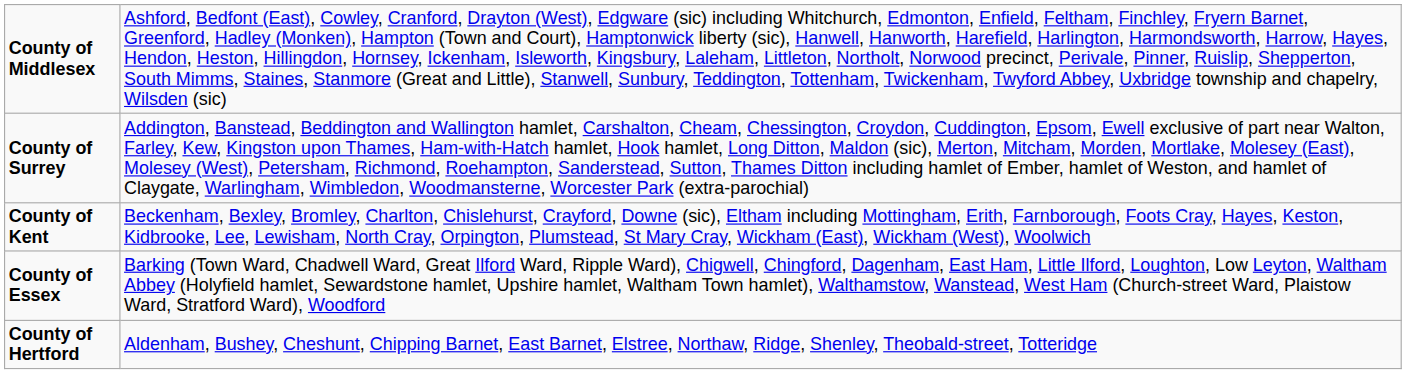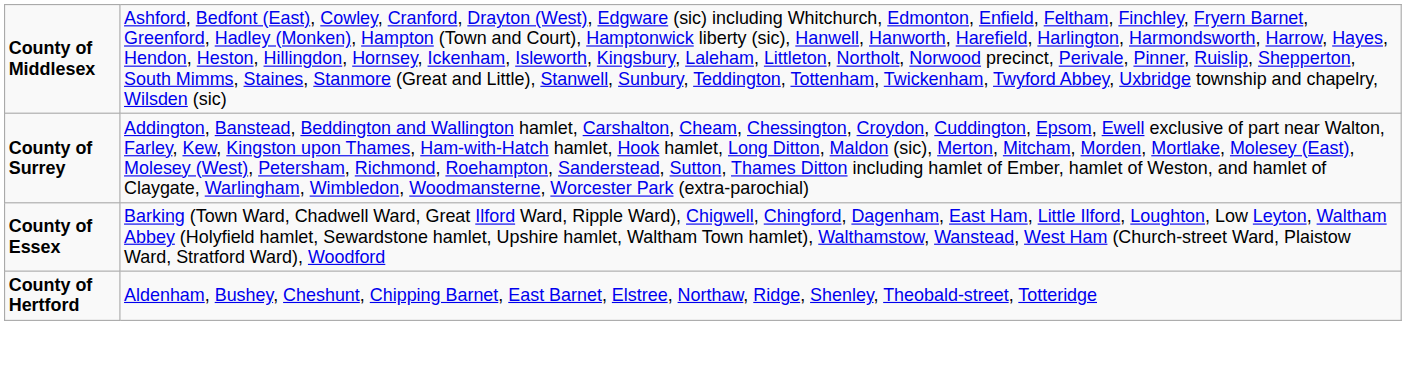- row: (50, 226)
